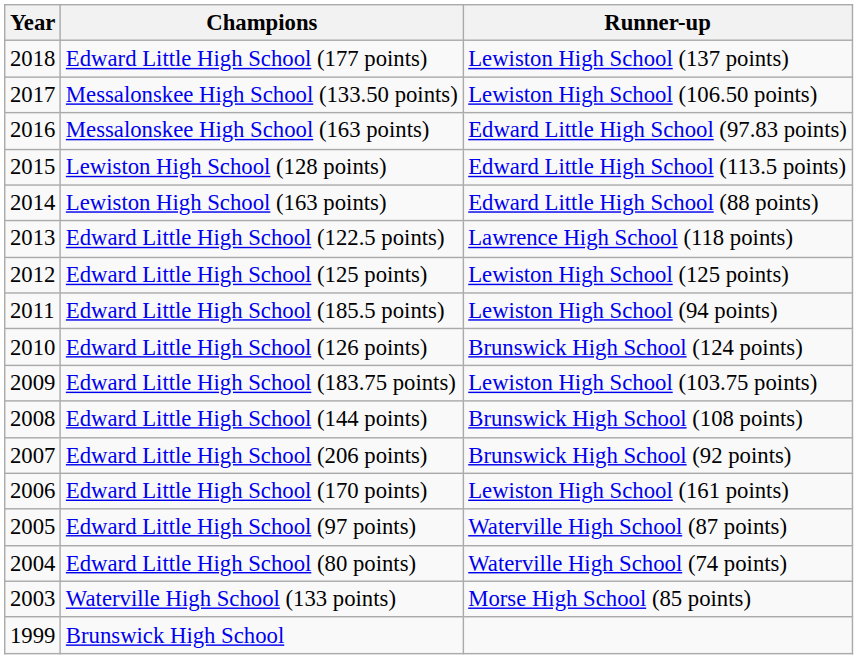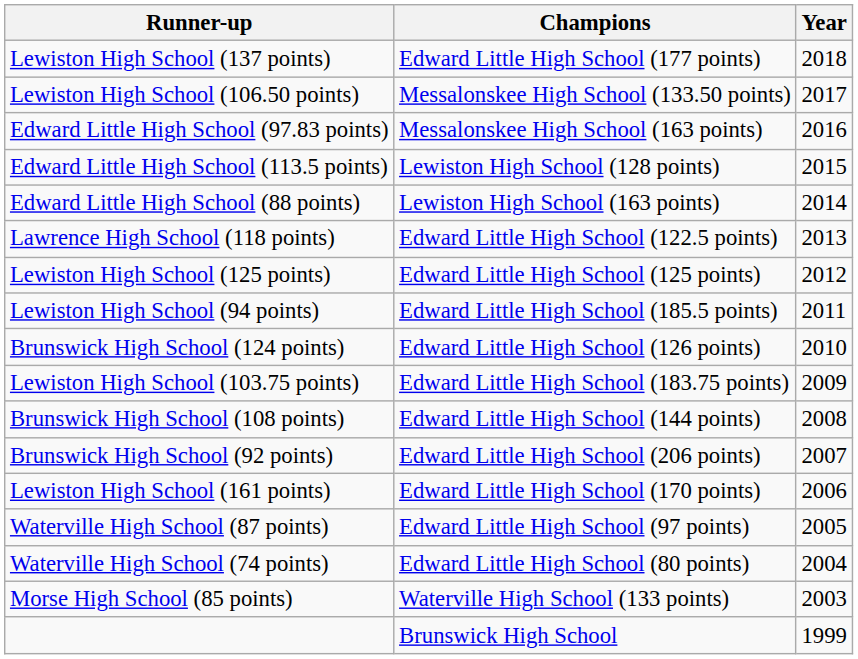columns swapped: (33, 22) <-> (658, 22)
